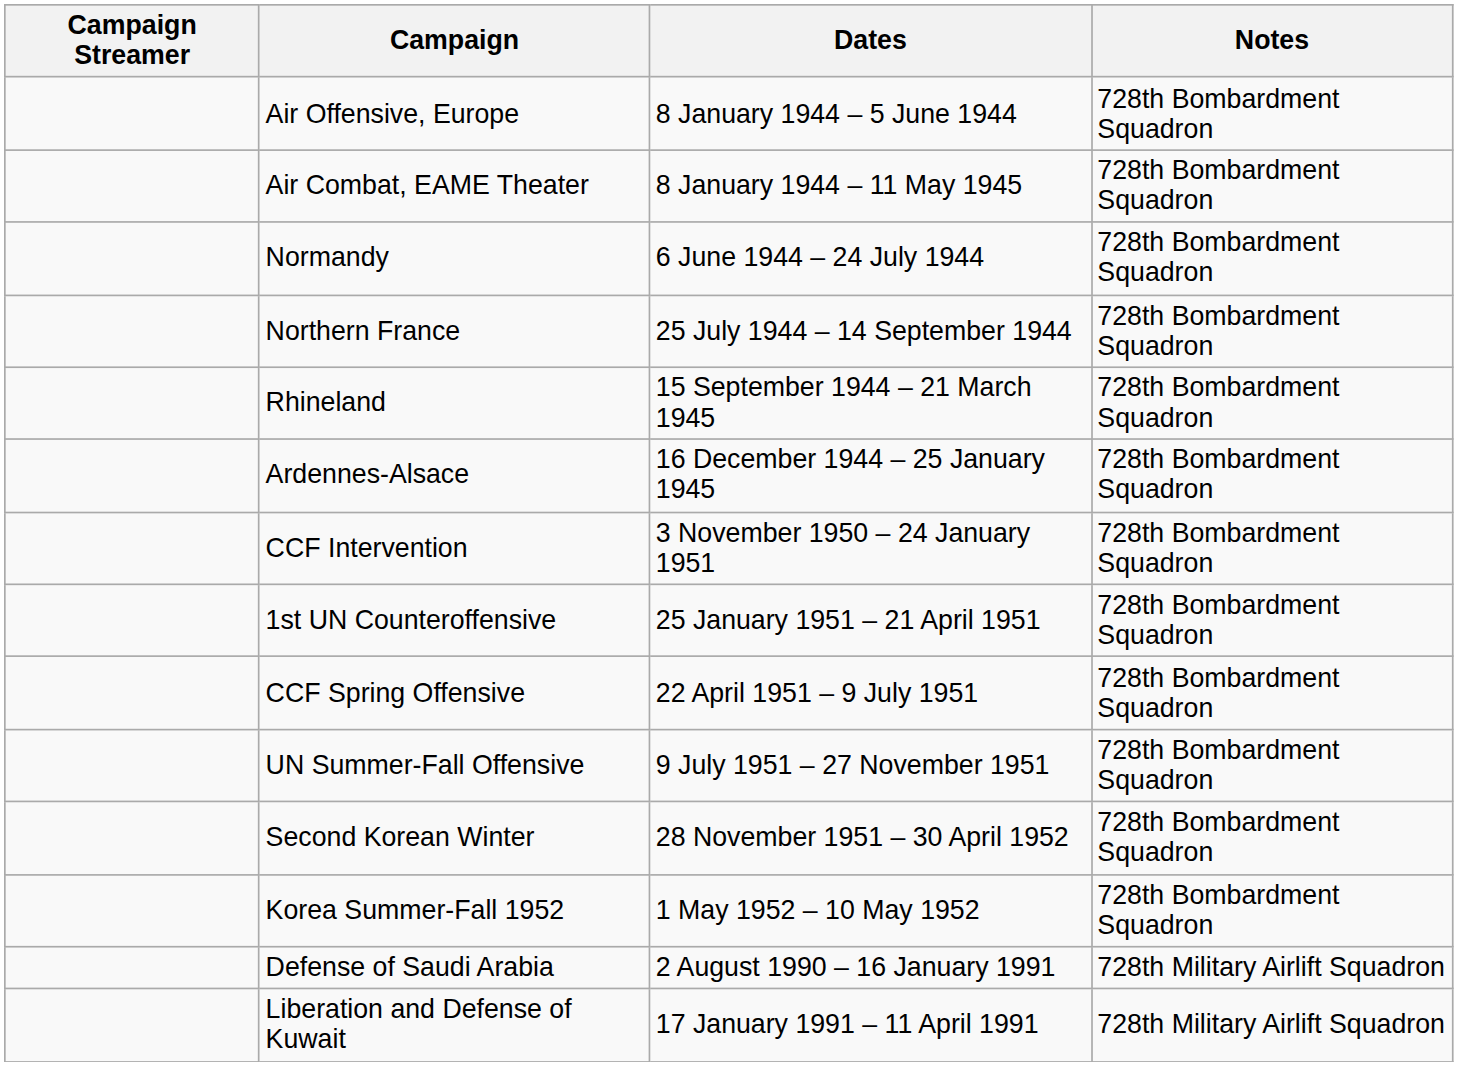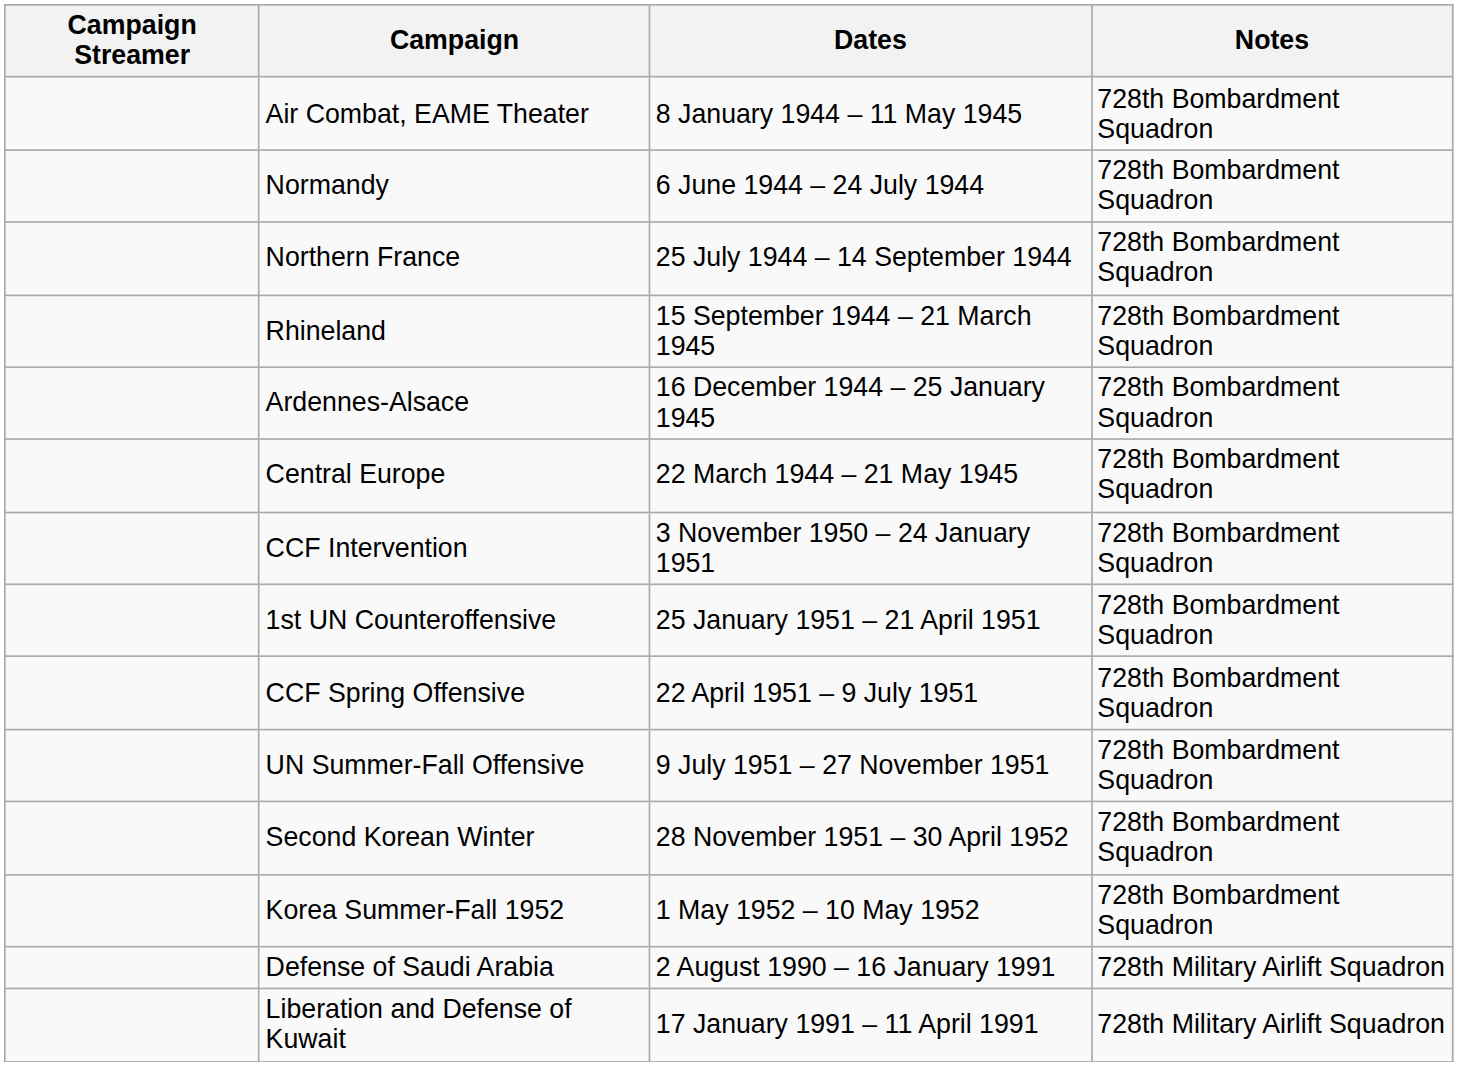- row: (392, 113)
+ row: (355, 475)
